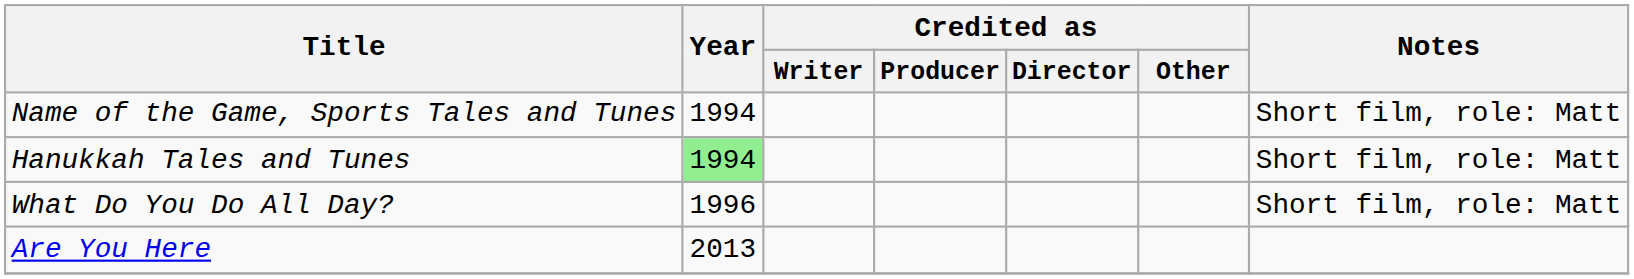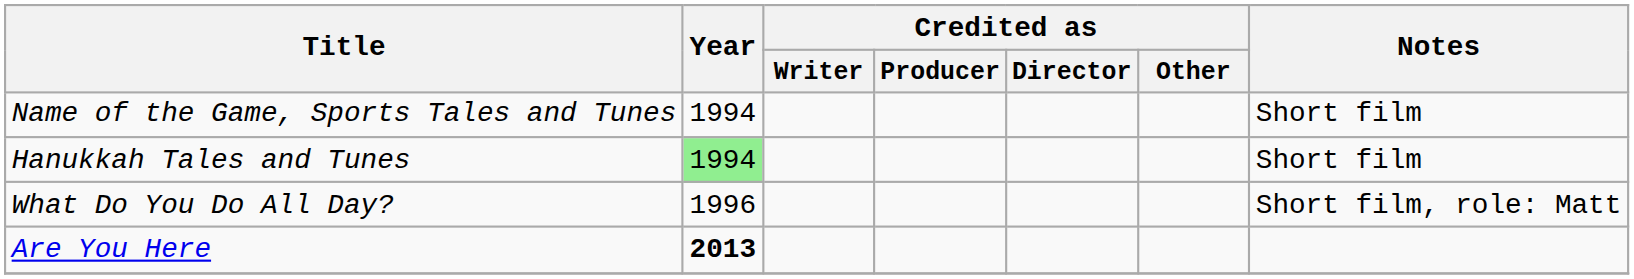(1439, 115) Short film, role: Matt -> (1339, 115) Short film
(1439, 160) Short film, role: Matt -> (1339, 160) Short film
(723, 250) normal -> (723, 250) bold
